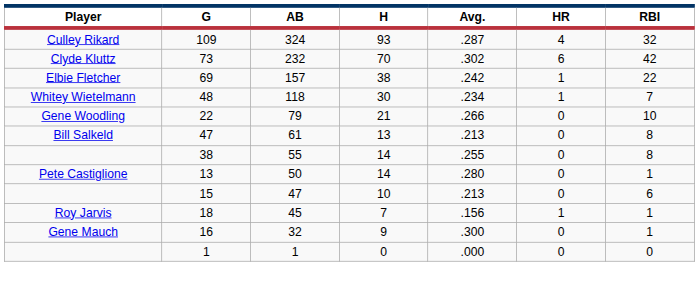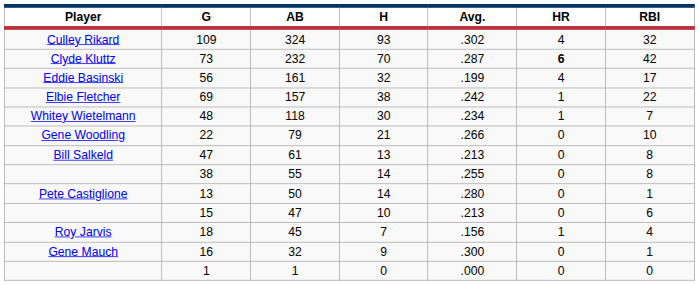(472, 39) .287 -> (472, 39) .302
(472, 58) .302 -> (472, 58) .287
(561, 58) normal -> (561, 58) bold
+ row: (206, 78)
(650, 213) 1 -> (650, 232) 4
